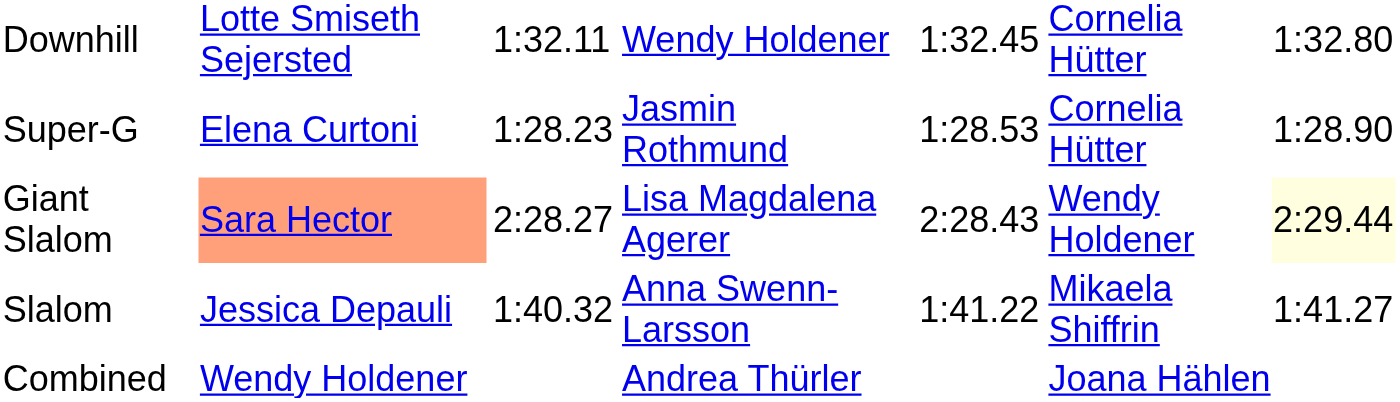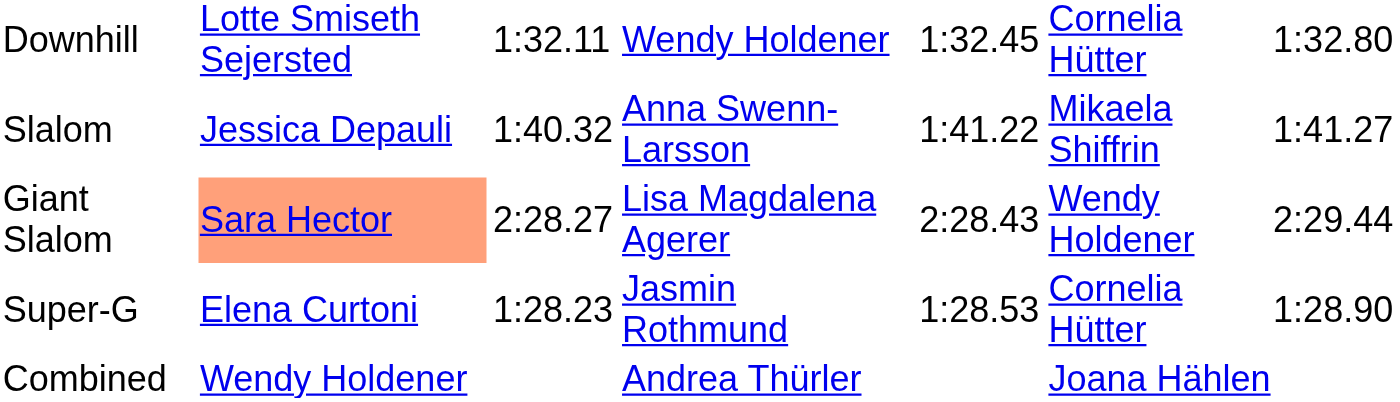rows swapped: (71, 129) <-> (58, 309)
(1333, 219) lightyellow background -> (1333, 219) no background
